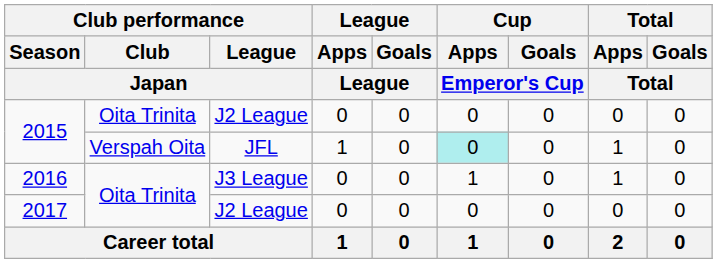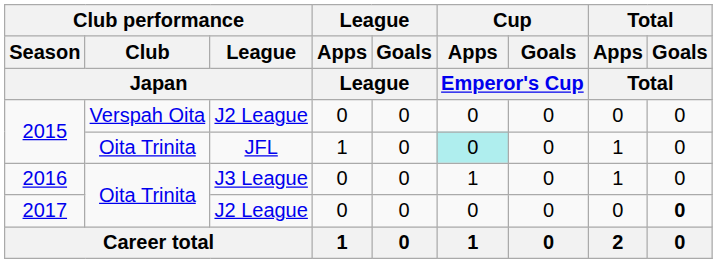(147, 115) Oita Trinita -> (147, 115) Verspah Oita
(147, 147) Verspah Oita -> (147, 147) Oita Trinita
(680, 210) normal -> (680, 210) bold
